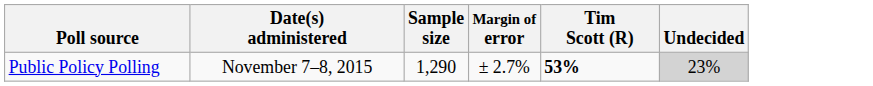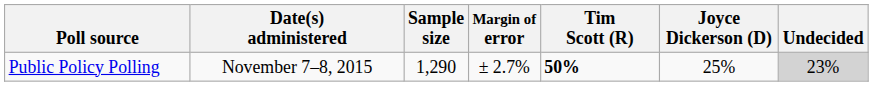+ column: (719, 28)
(562, 66) 53% -> (562, 66) 50%
